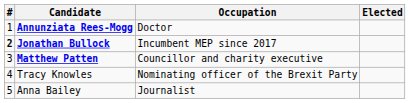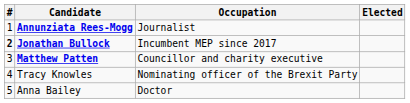(155, 28) Doctor -> (166, 28) Journalist
(166, 91) Journalist -> (155, 91) Doctor
